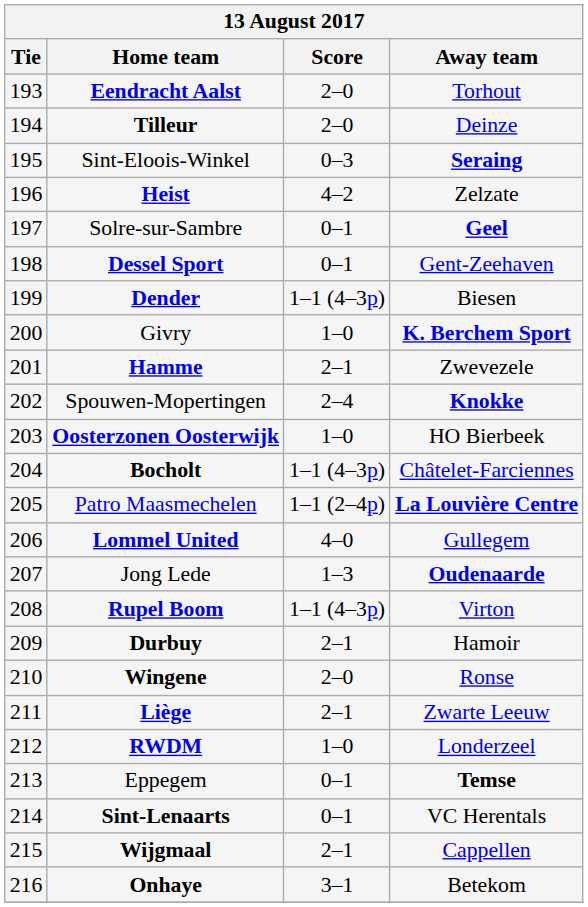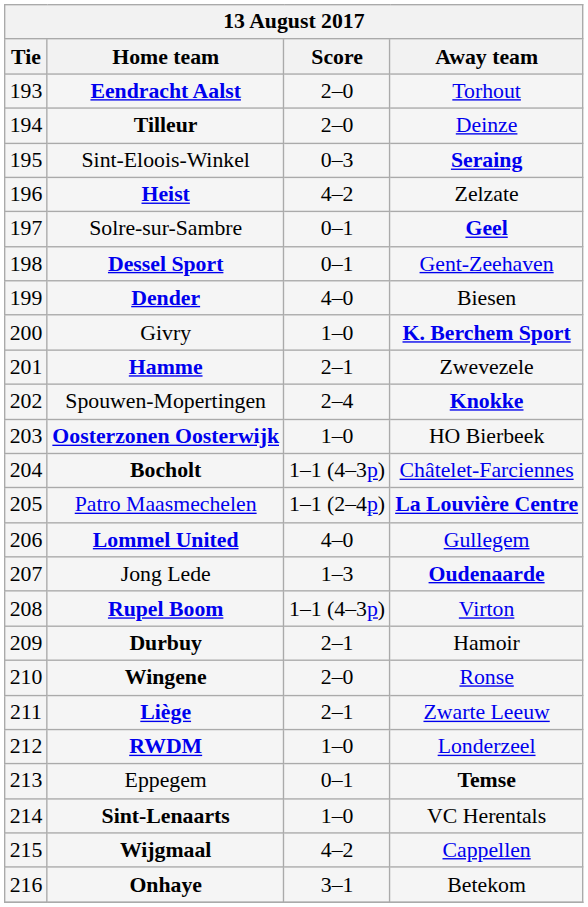(337, 297) 1–1 (4–3p) -> (337, 297) 4–0
(337, 815) 0–1 -> (337, 815) 1–0
(337, 849) 2–1 -> (337, 849) 4–2
